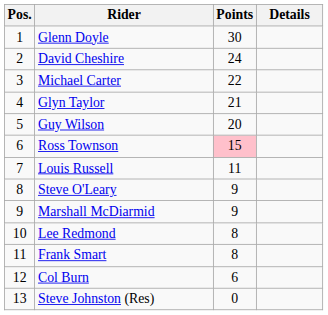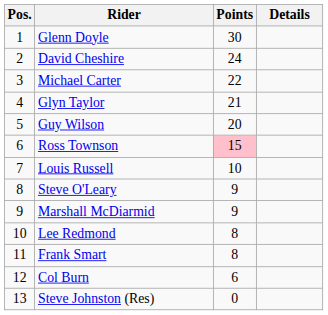(235, 168) 11 -> (235, 168) 10
